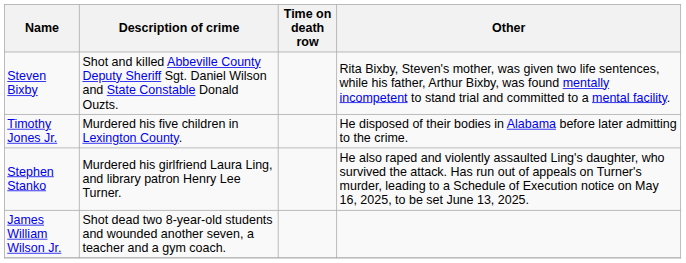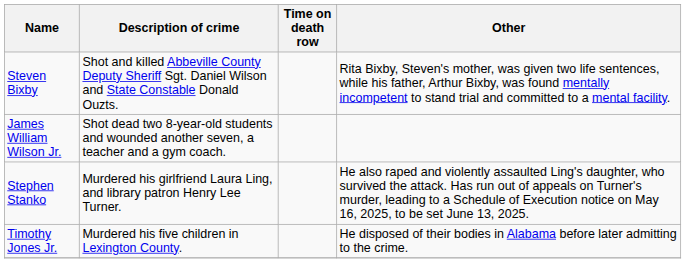rows swapped: (32, 131) <-> (34, 233)
